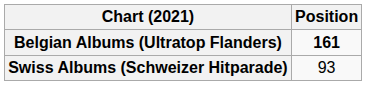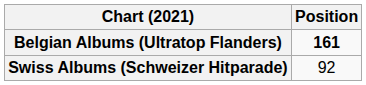(327, 67) 93 -> (327, 67) 92
